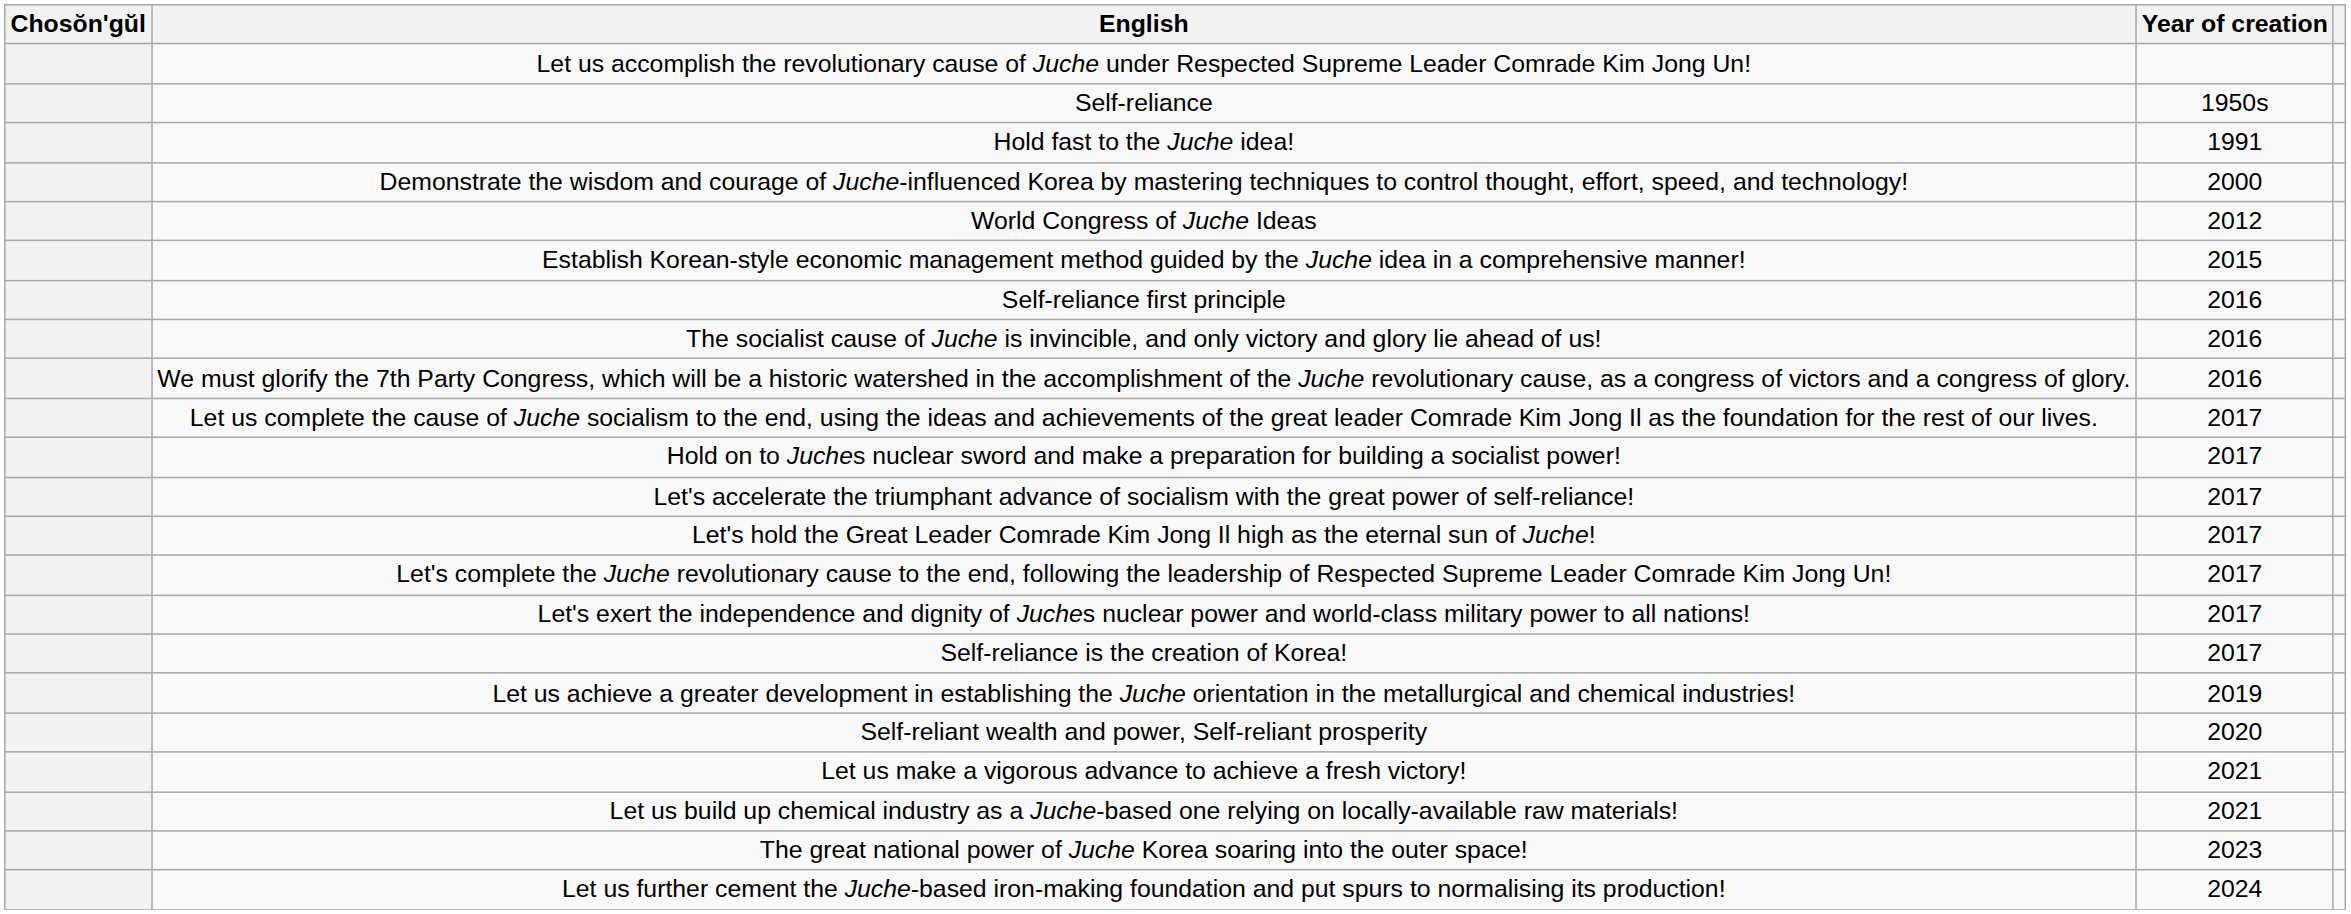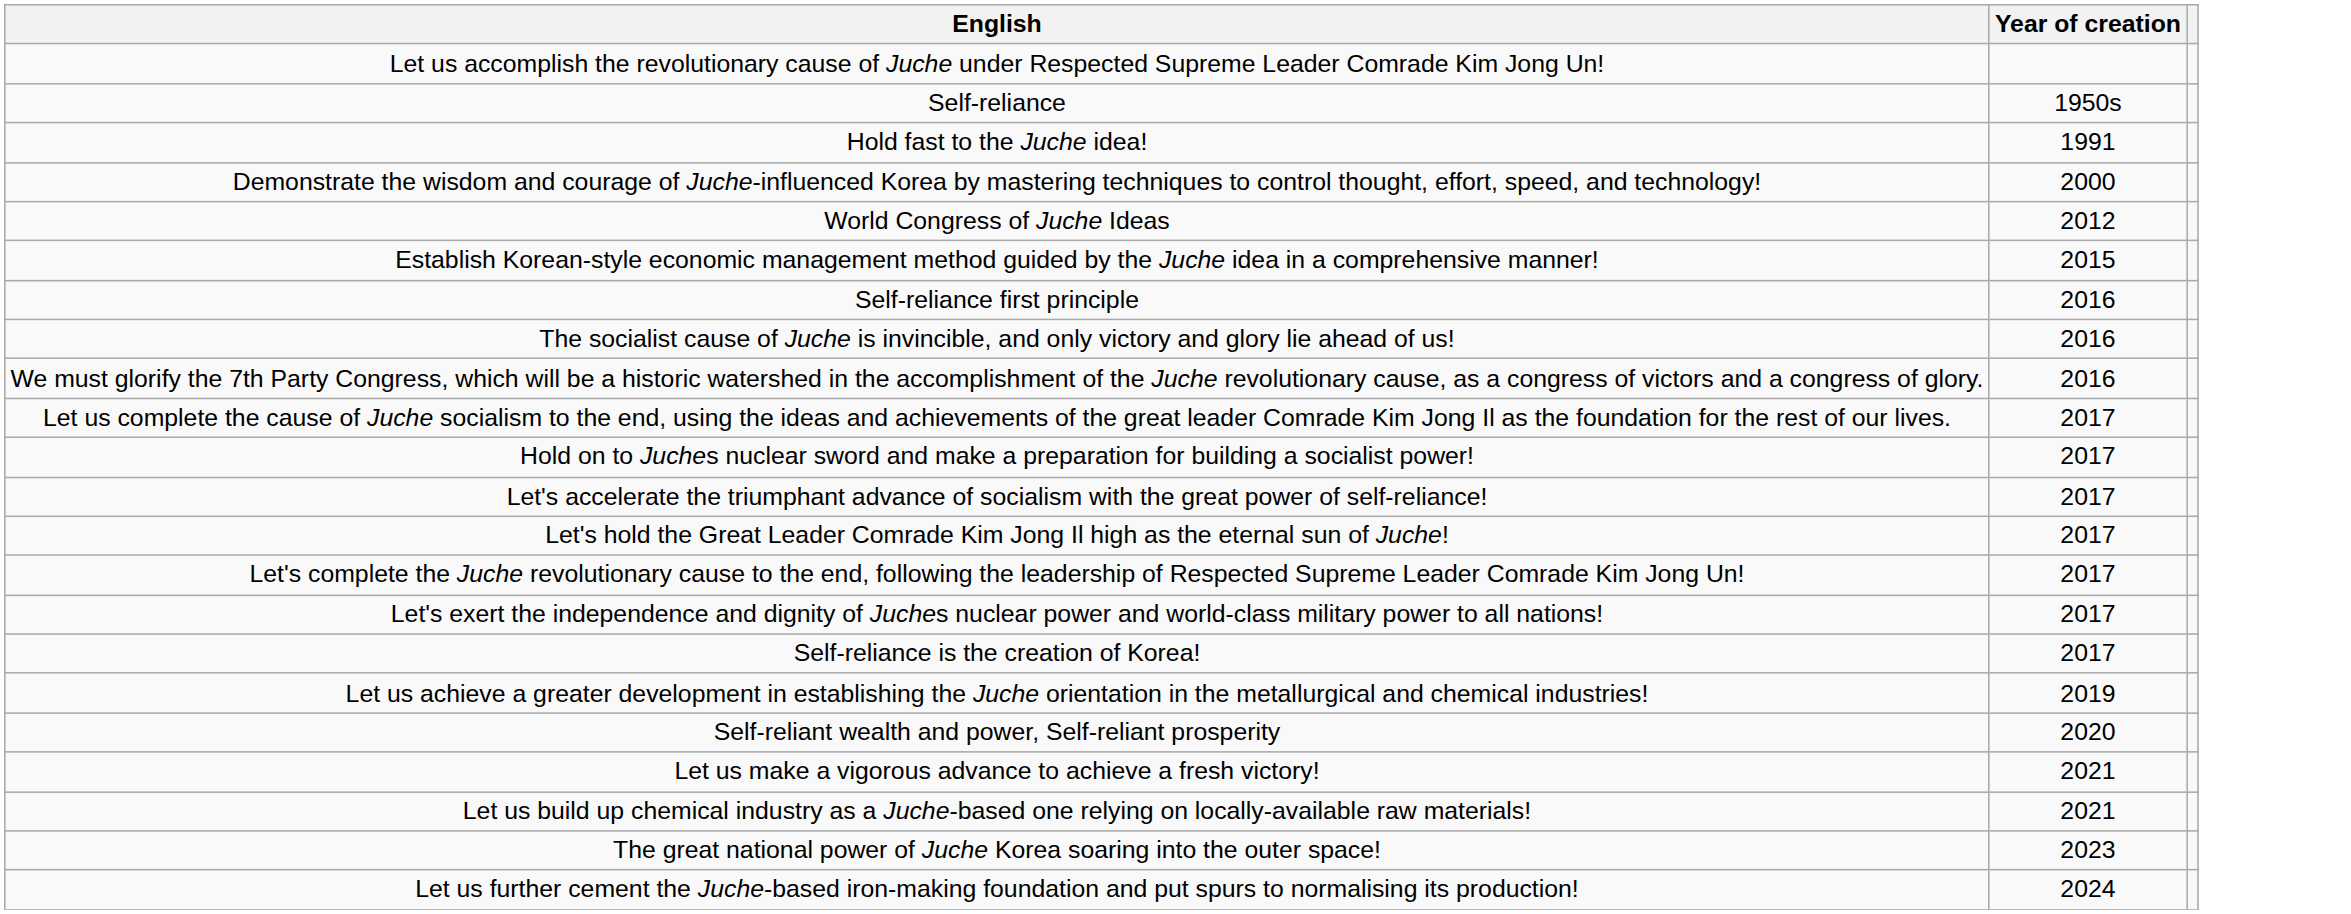- column: (78, 24)
